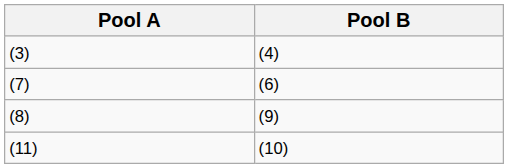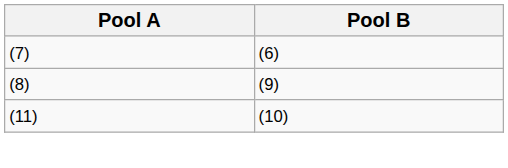- row: (19, 53)
